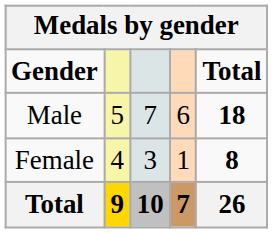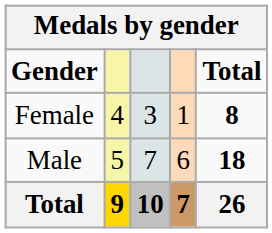rows swapped: (54, 115) <-> (54, 159)
